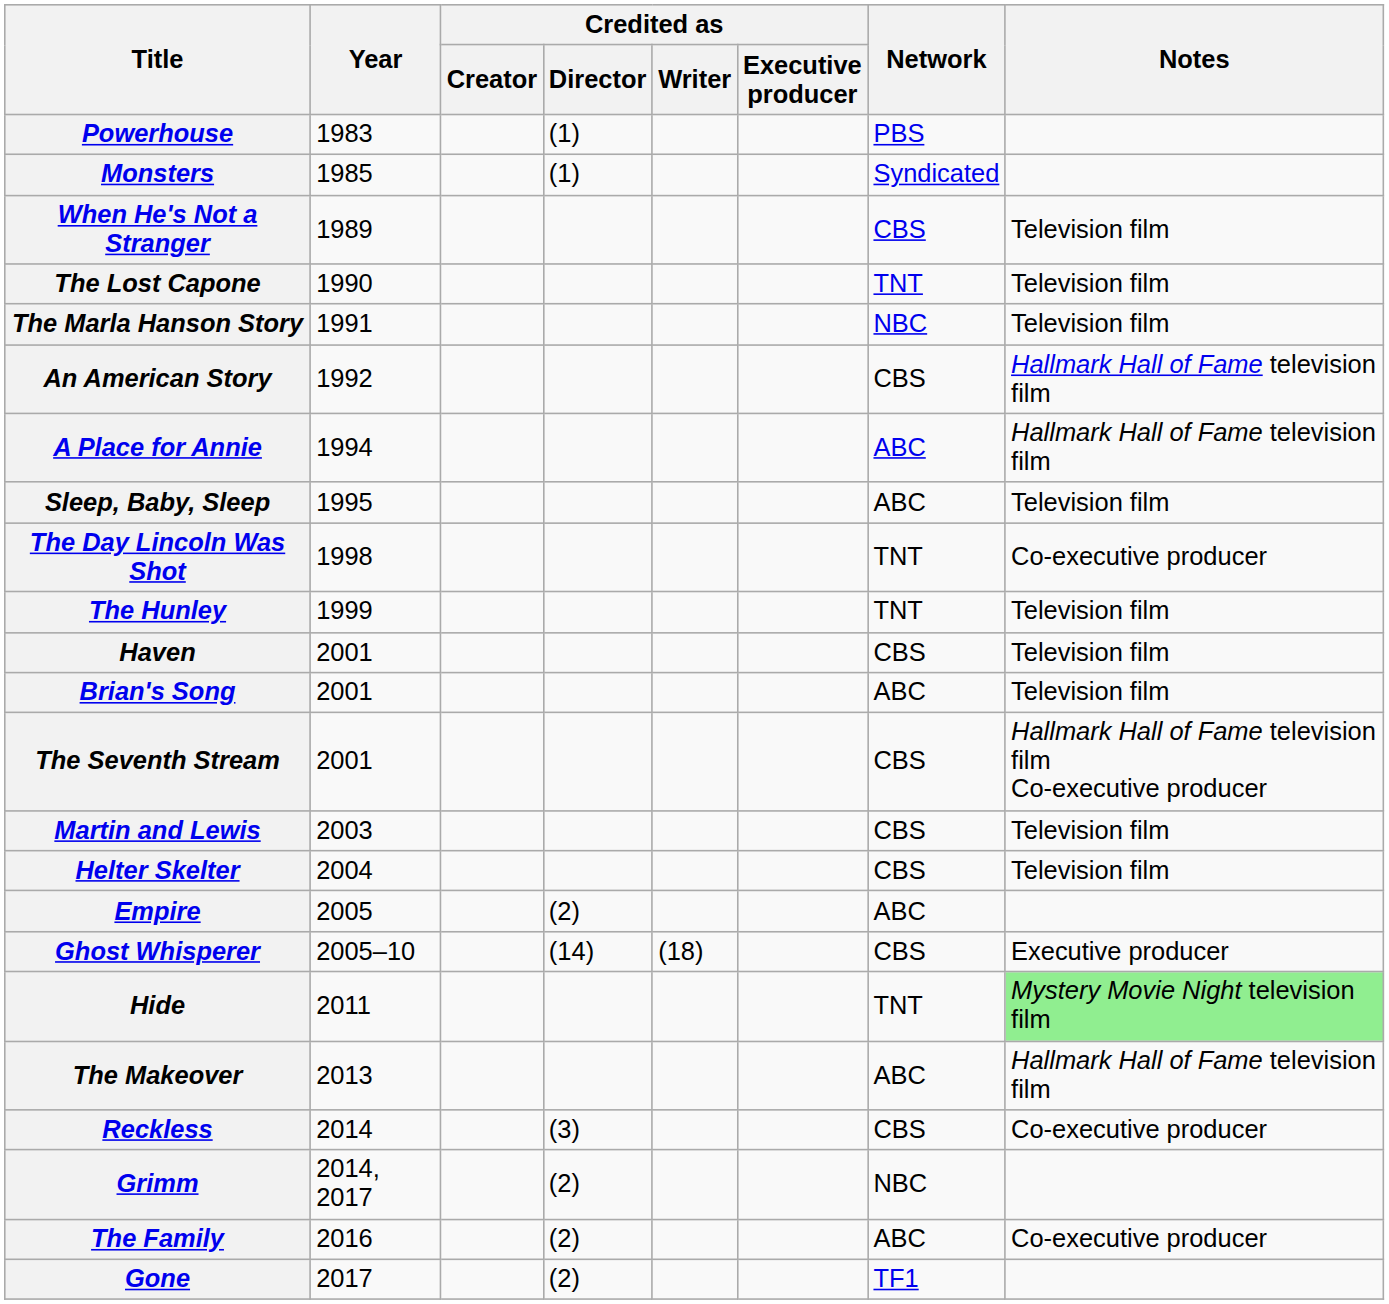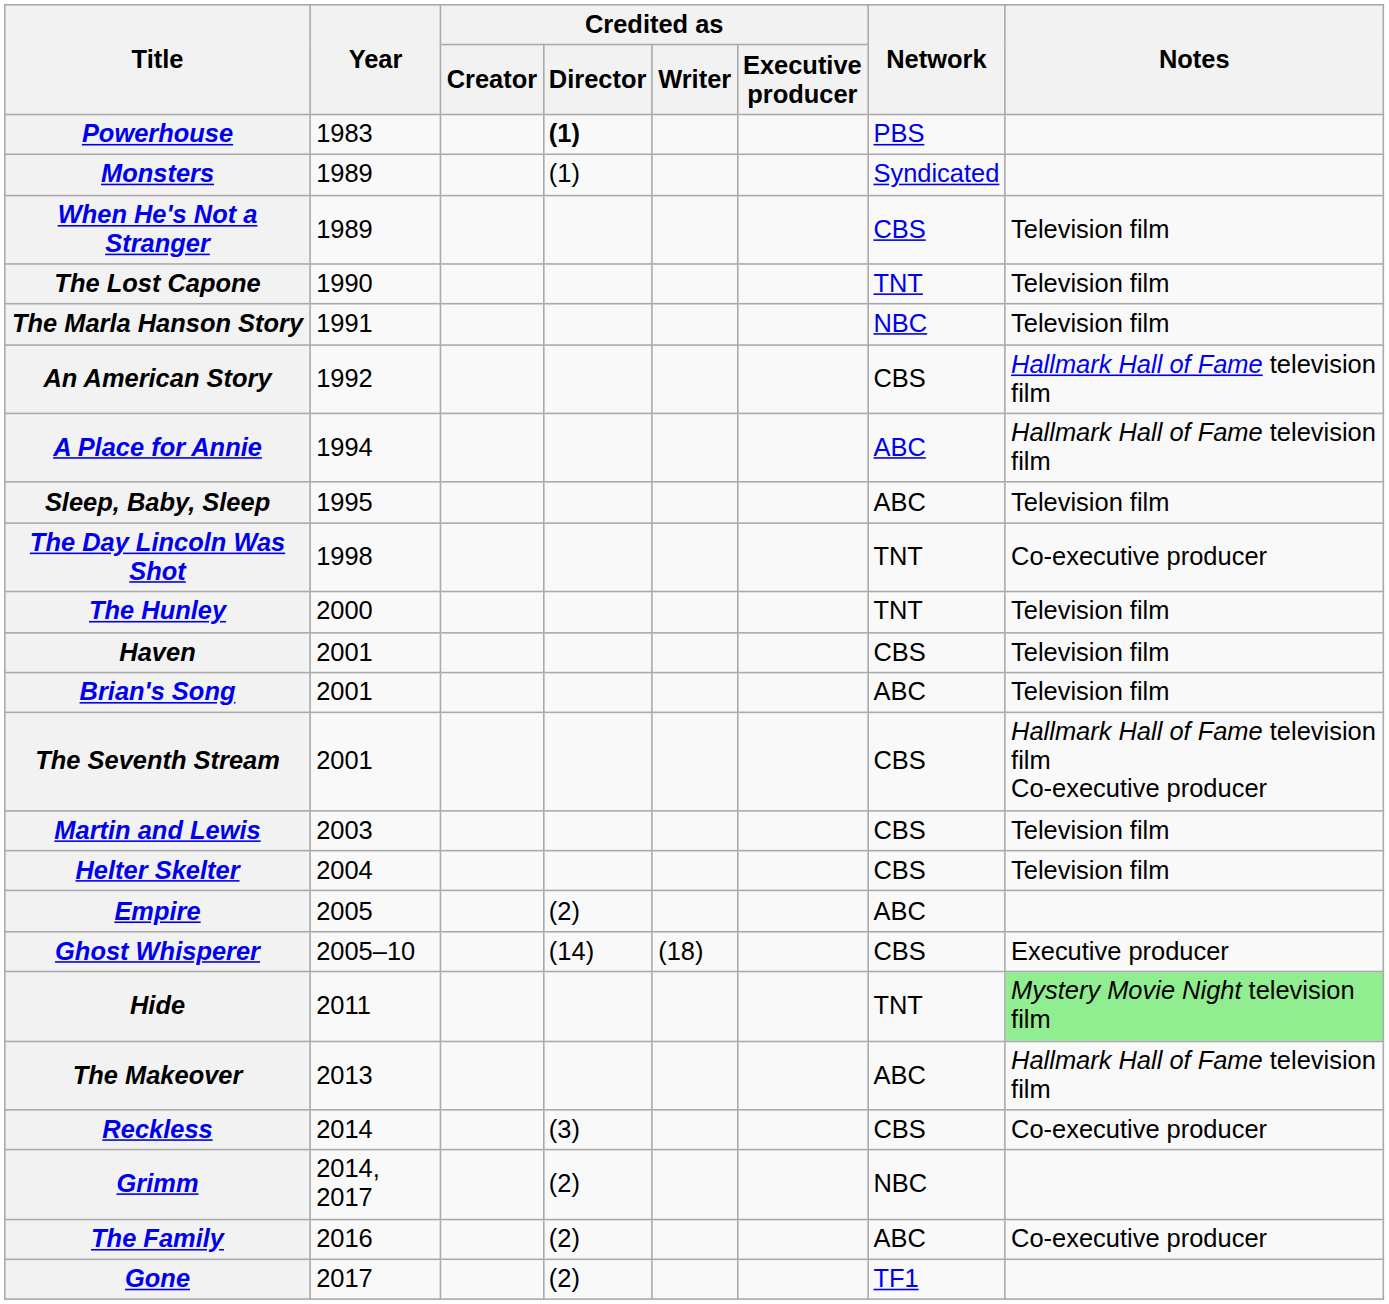(564, 133) normal -> (564, 133) bold
(344, 174) 1985 -> (344, 174) 1989
(344, 611) 1999 -> (344, 611) 2000
